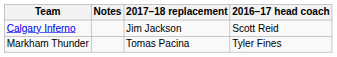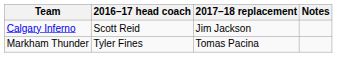columns swapped: (281, 12) <-> (107, 12)
